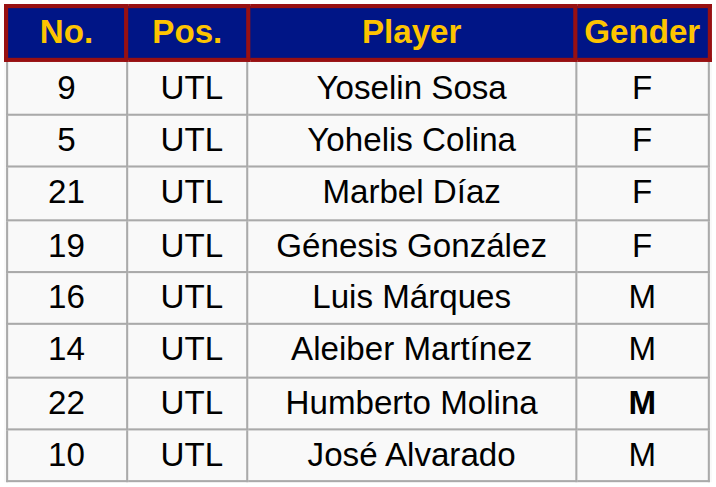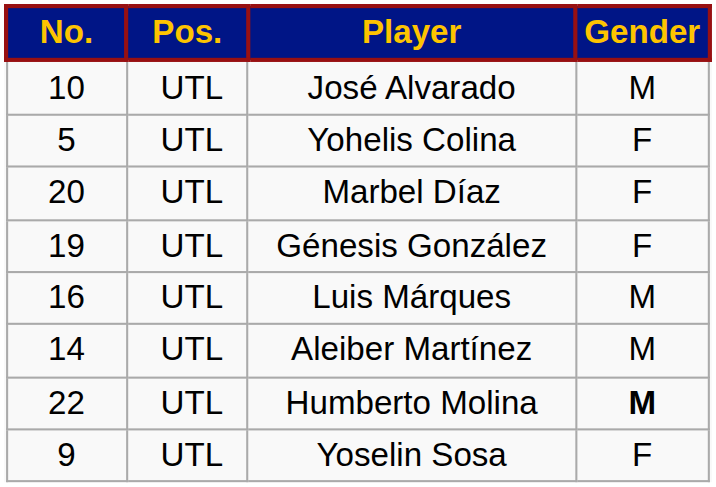rows swapped: (412, 455) <-> (412, 87)
(66, 192) 21 -> (66, 192) 20
